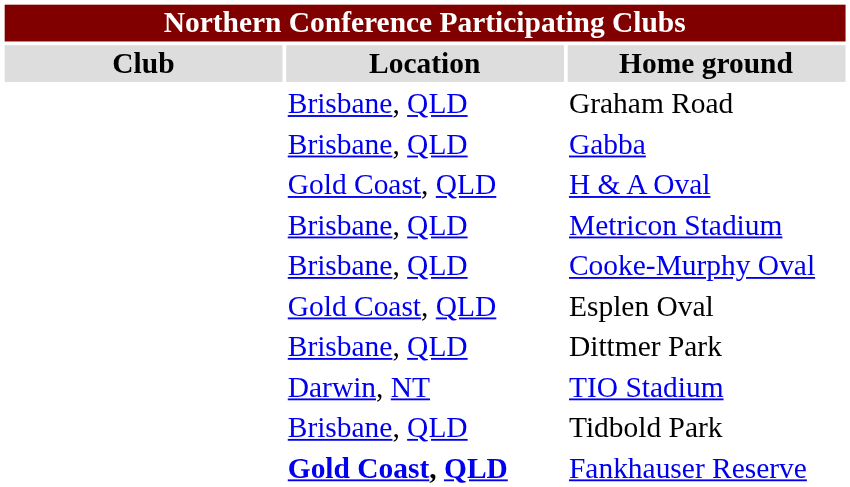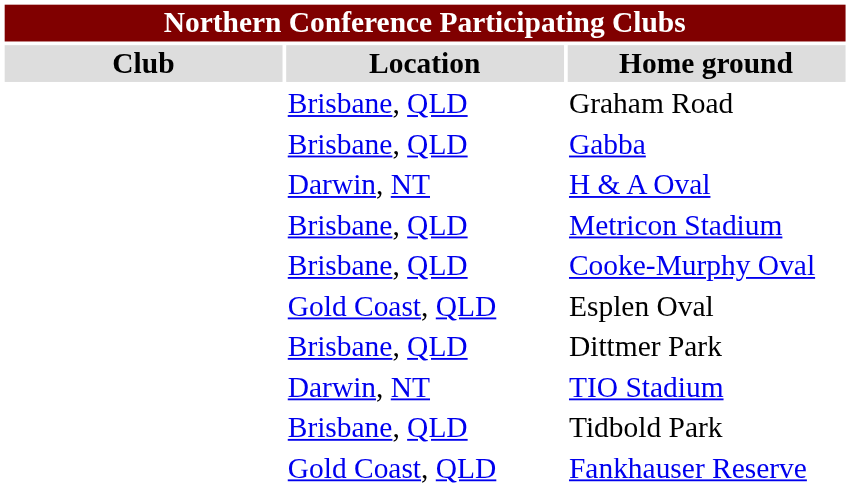(392, 184) Gold Coast, QLD -> (359, 184) Darwin, NT
(398, 467) bold -> (392, 467) normal
